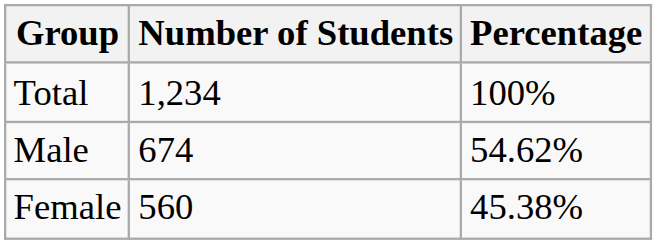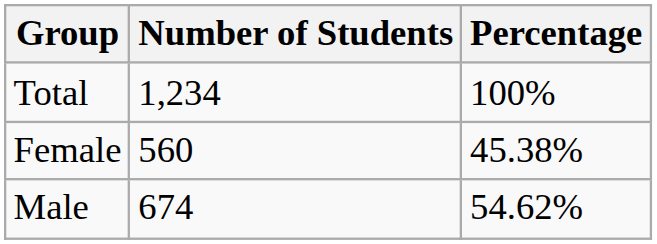rows swapped: (51, 149) <-> (68, 207)
